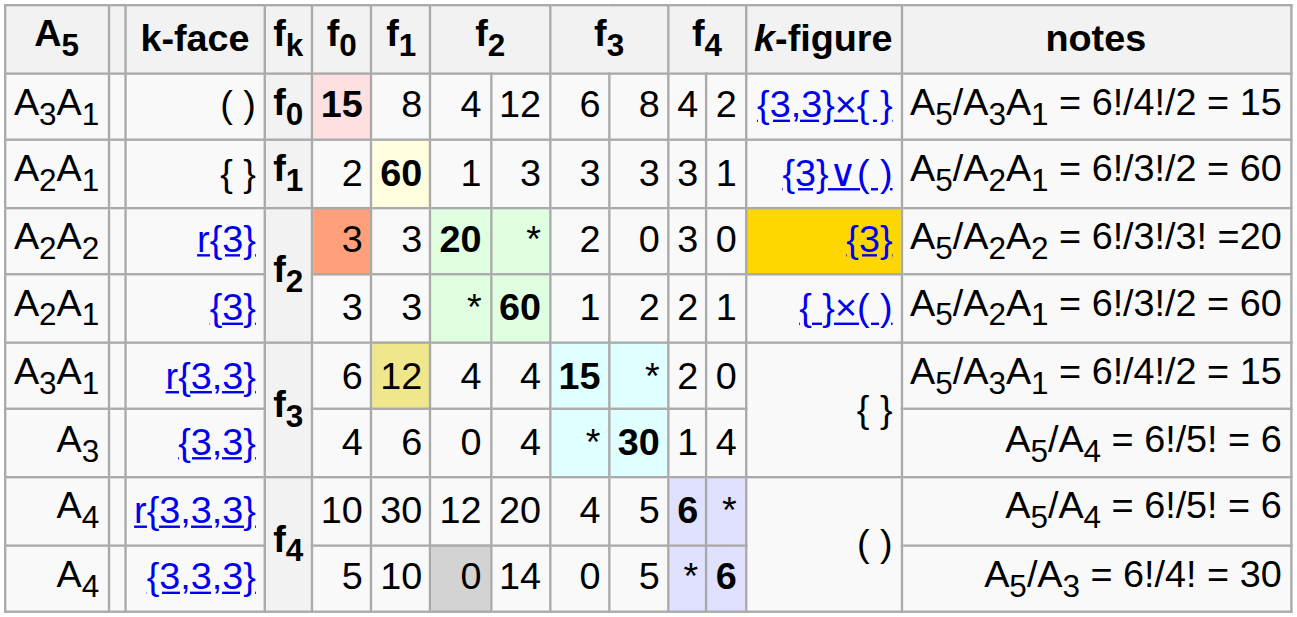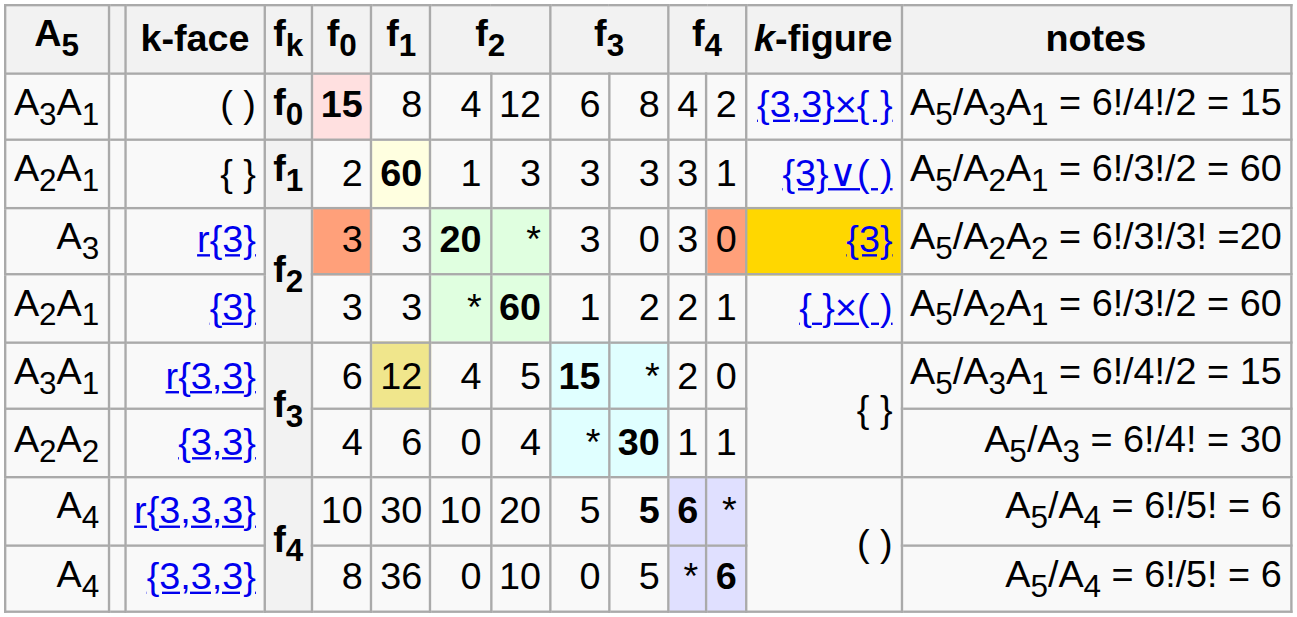(57, 241) A2A2 -> (78, 241) A3
(590, 240) 2 -> (590, 240) 3
(726, 240) no background -> (726, 240) lightsalmon background
(531, 375) 4 -> (531, 375) 5
(78, 443) A3 -> (57, 443) A2A2
(726, 442) 4 -> (726, 442) 1
(1143, 443) A5/A4 = 6!/5! = 6 -> (1133, 443) A5/A3 = 6!/4! = 30
(461, 510) 12 -> (461, 510) 10
(590, 510) 4 -> (590, 510) 5
(649, 510) normal -> (649, 510) bold
(352, 577) 5 -> (352, 577) 8
(401, 577) 10 -> (401, 577) 36
(471, 577) lightgrey background -> (471, 577) no background
(520, 577) 14 -> (520, 577) 10
(1133, 578) A5/A3 = 6!/4! = 30 -> (1143, 578) A5/A4 = 6!/5! = 6
